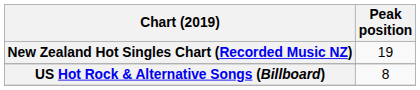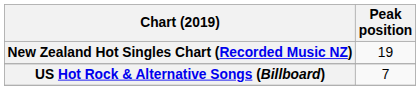(386, 74) 8 -> (386, 74) 7
